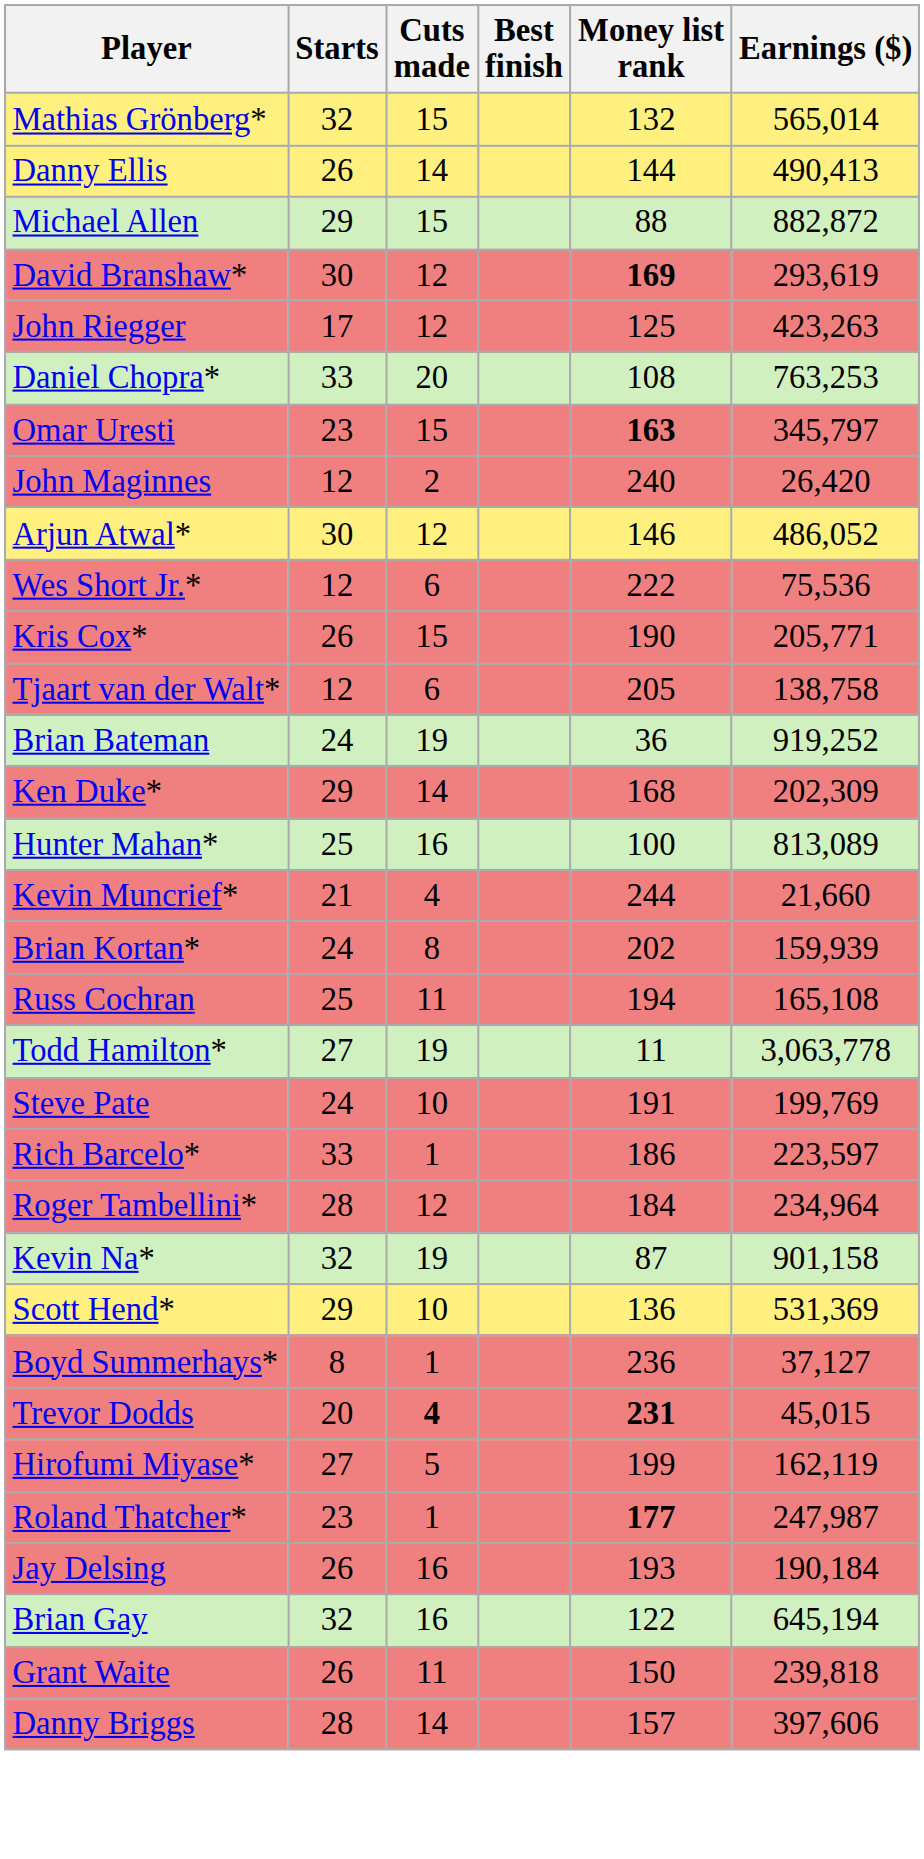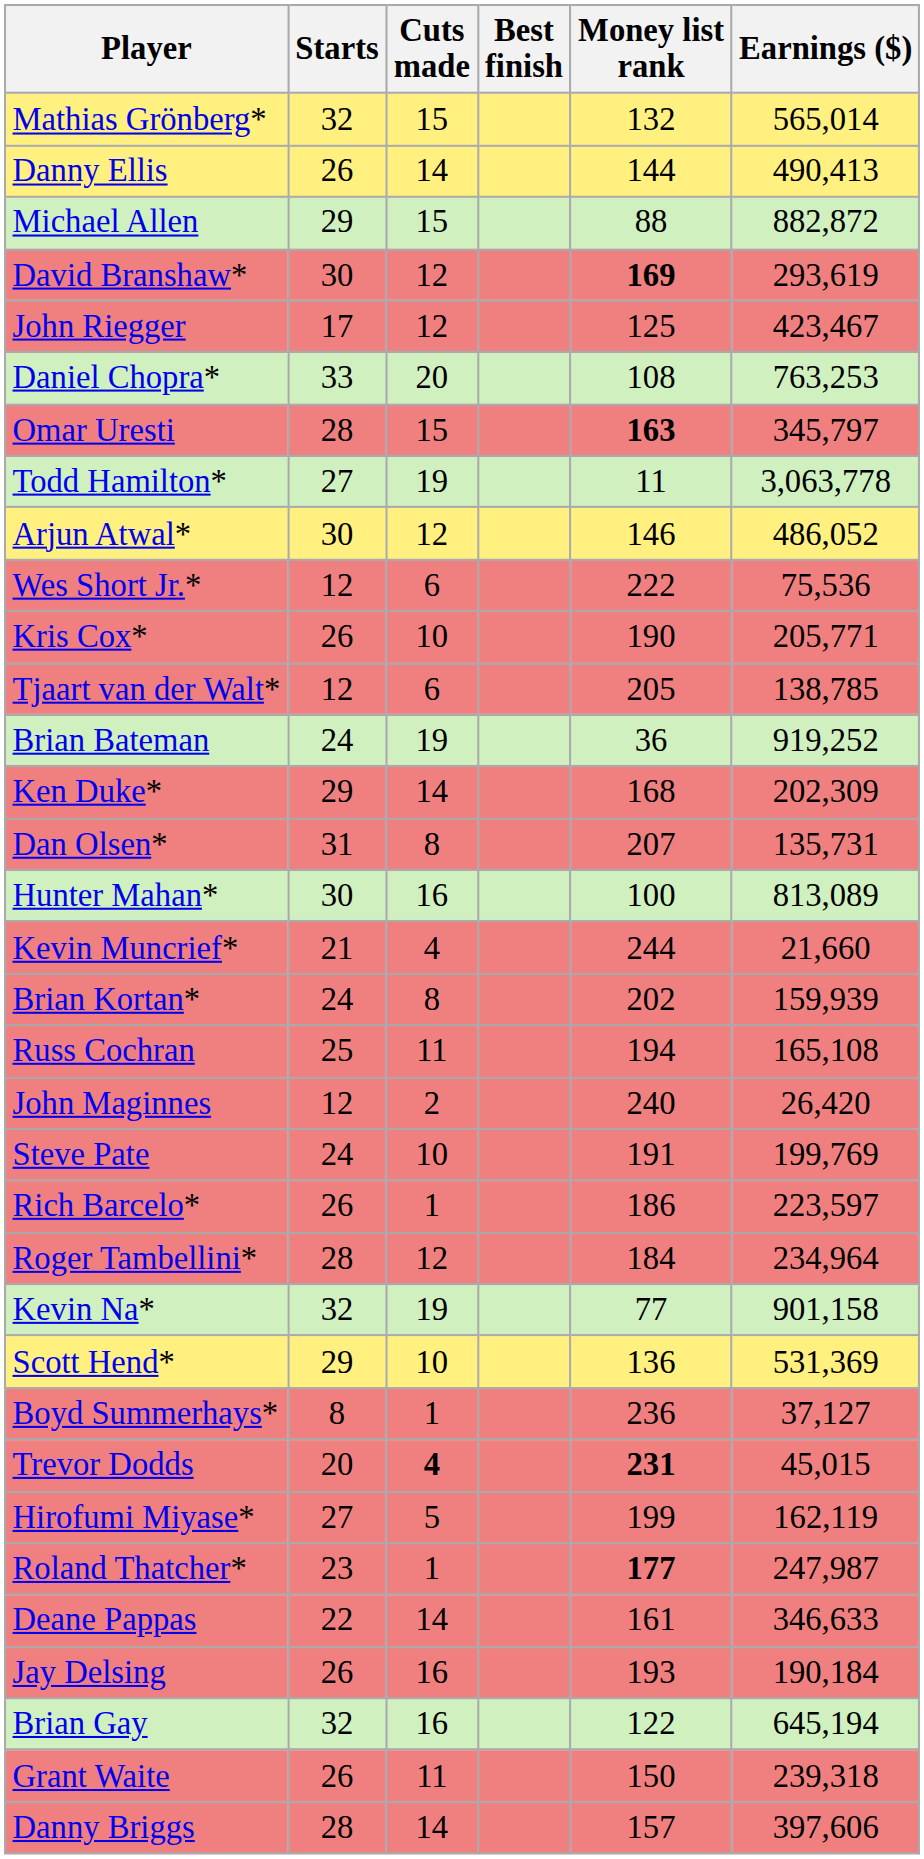(826, 325) 423,263 -> (826, 325) 423,467
(337, 429) 23 -> (337, 429) 28
rows swapped: (112, 481) <-> (120, 1050)
(432, 636) 15 -> (432, 636) 10
(826, 688) 138,758 -> (826, 688) 138,785
+ row: (90, 843)
(337, 843) 25 -> (337, 895) 30
(337, 1154) 33 -> (337, 1205) 26
(651, 1257) 87 -> (651, 1309) 77
+ row: (105, 1620)
(826, 1671) 239,818 -> (826, 1775) 239,318
